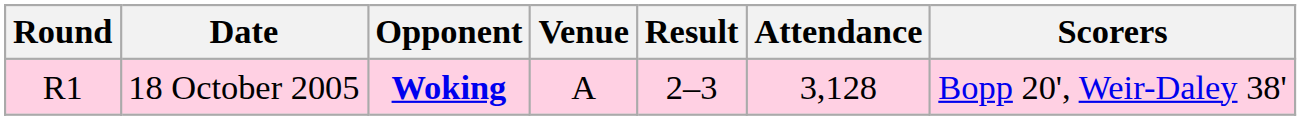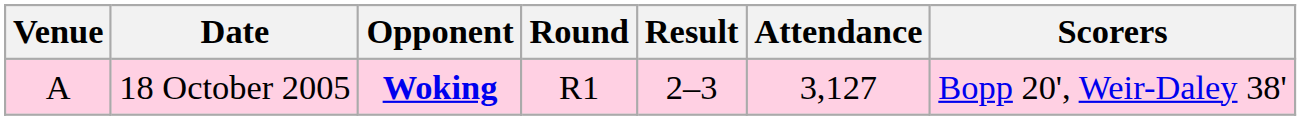columns swapped: (63, 31) <-> (584, 31)
(838, 86) 3,128 -> (838, 86) 3,127
